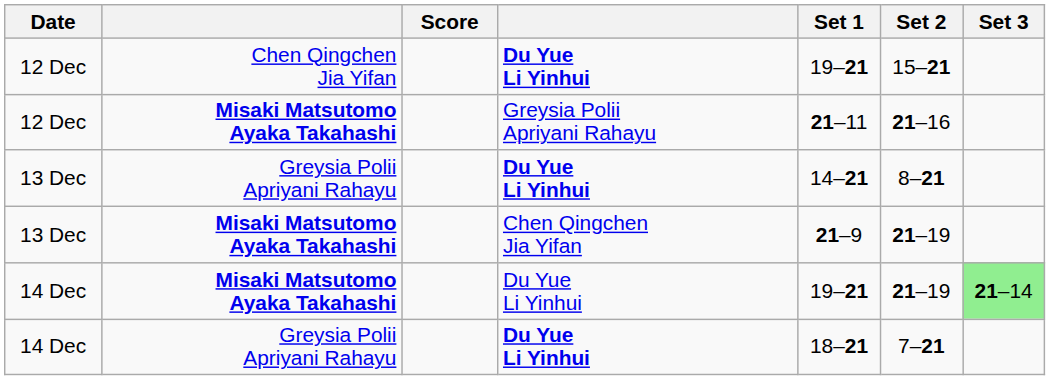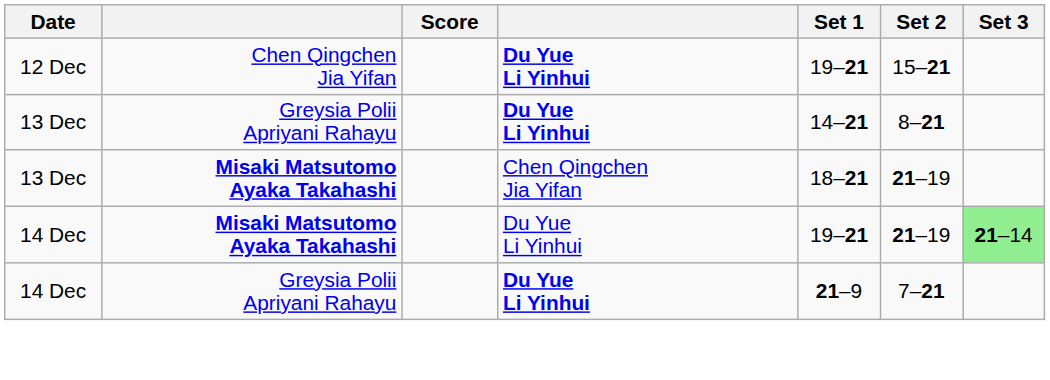- row: (53, 122)
(839, 235) 21–9 -> (839, 179) 18–21
(839, 347) 18–21 -> (839, 291) 21–9
